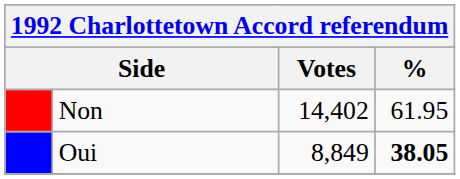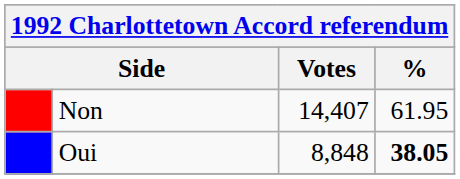(333, 110) 14,402 -> (333, 110) 14,407
(340, 152) 8,849 -> (340, 152) 8,848
